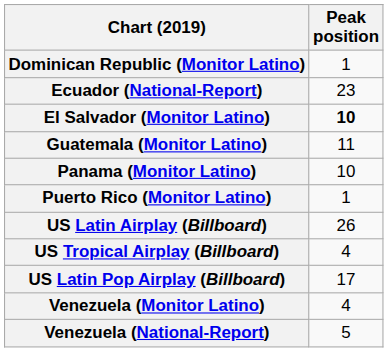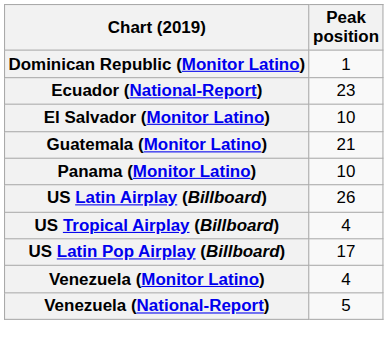(346, 117) bold -> (346, 117) normal
(346, 144) 11 -> (346, 144) 21
- row: (157, 198)
